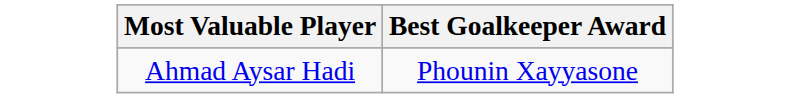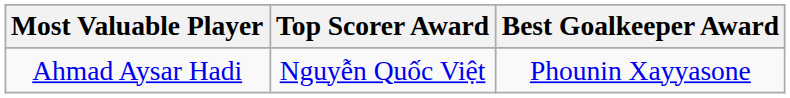+ column: (383, 26)
